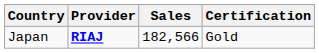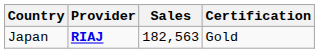(171, 38) 182,566 -> (171, 38) 182,563
